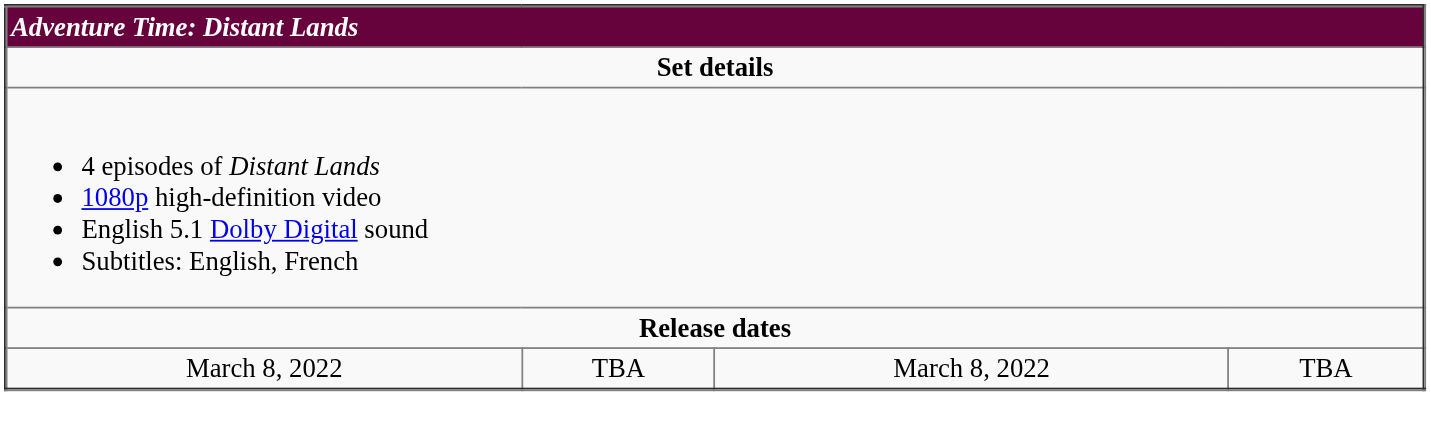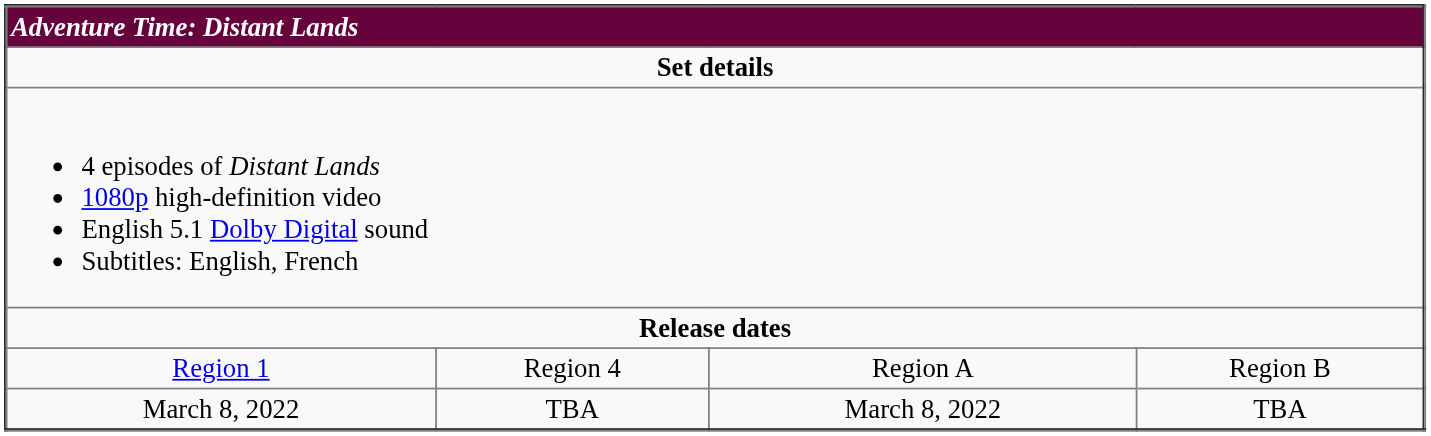+ row: (221, 368)
